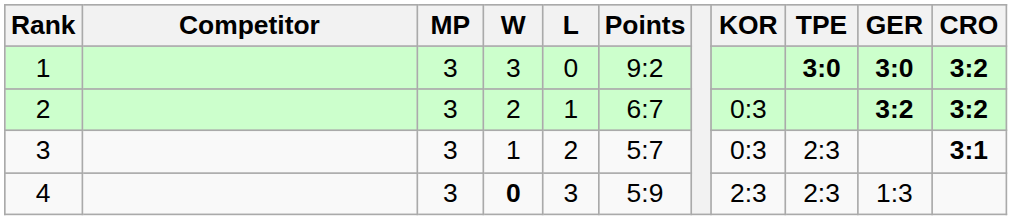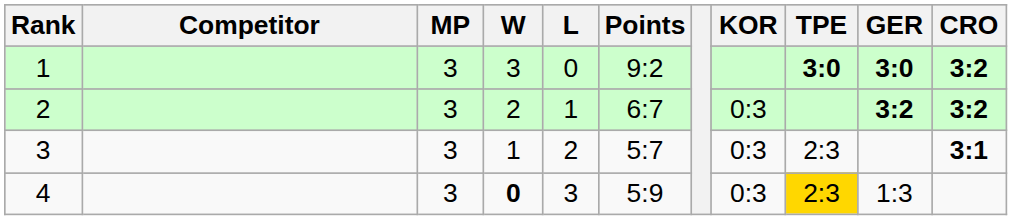(748, 192) 2:3 -> (748, 192) 0:3
(822, 192) no background -> (822, 192) gold background
